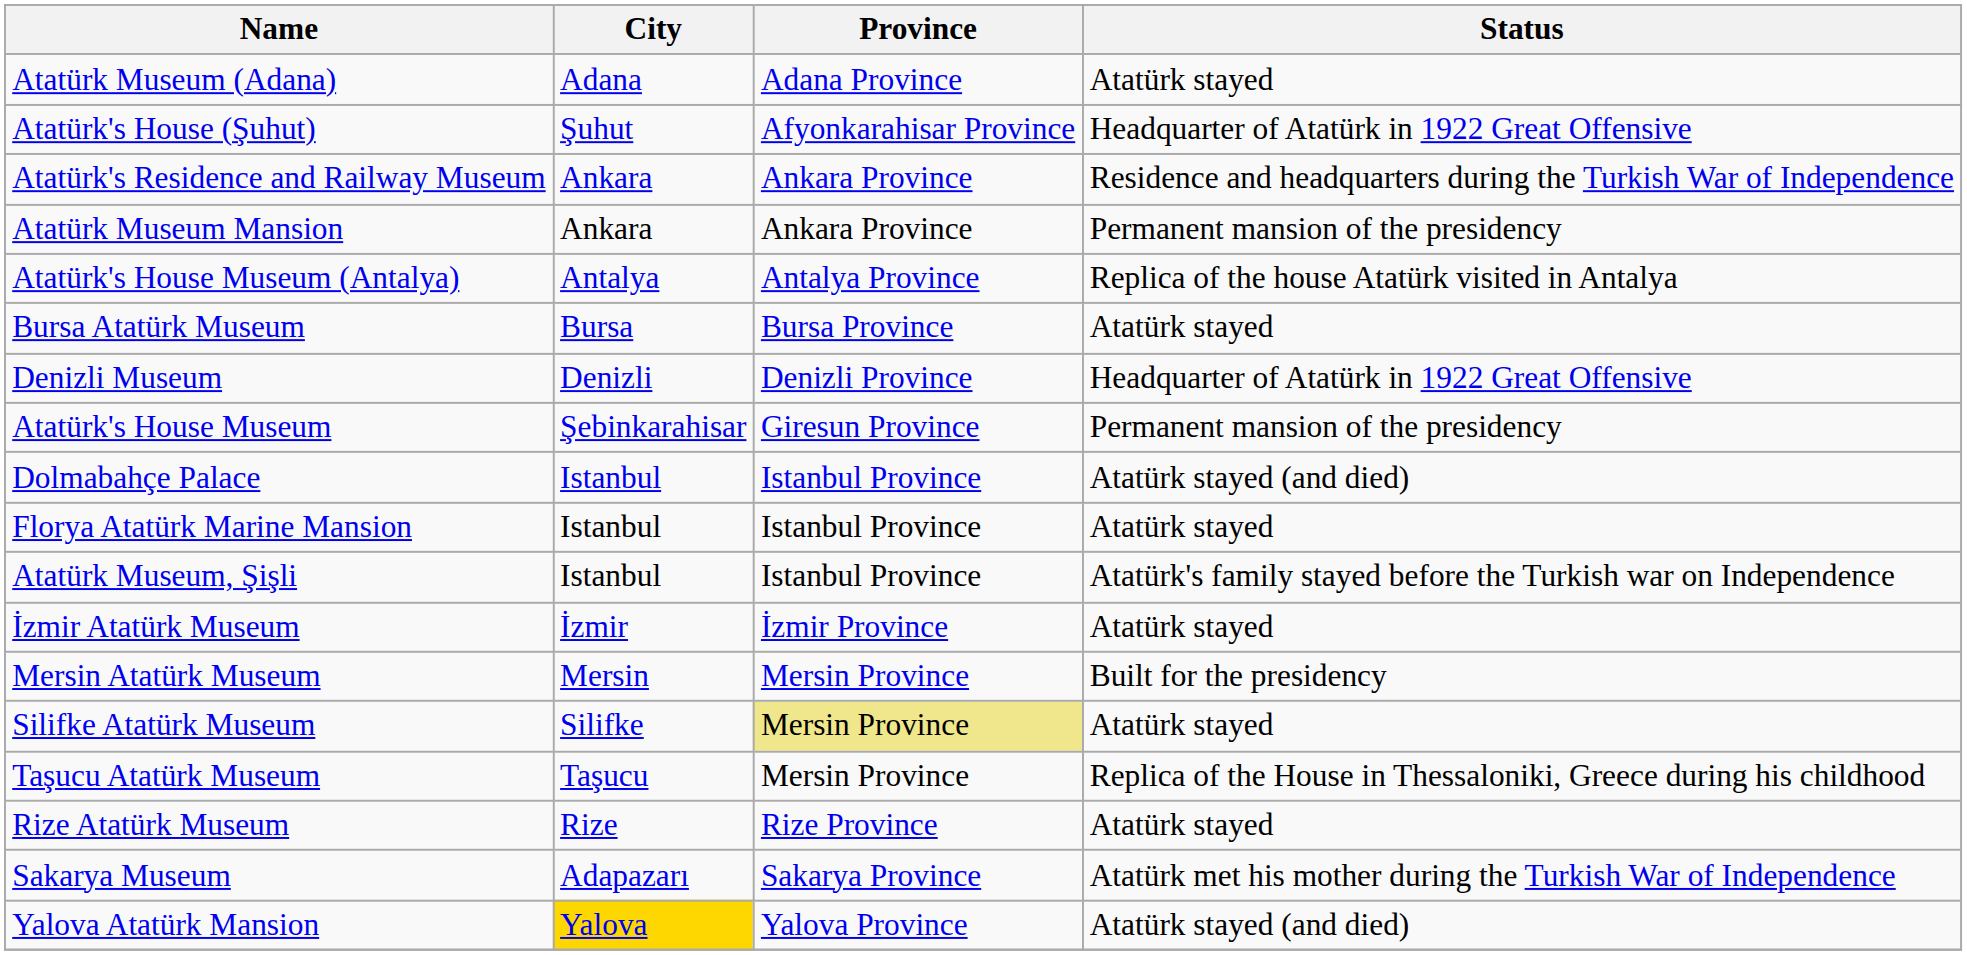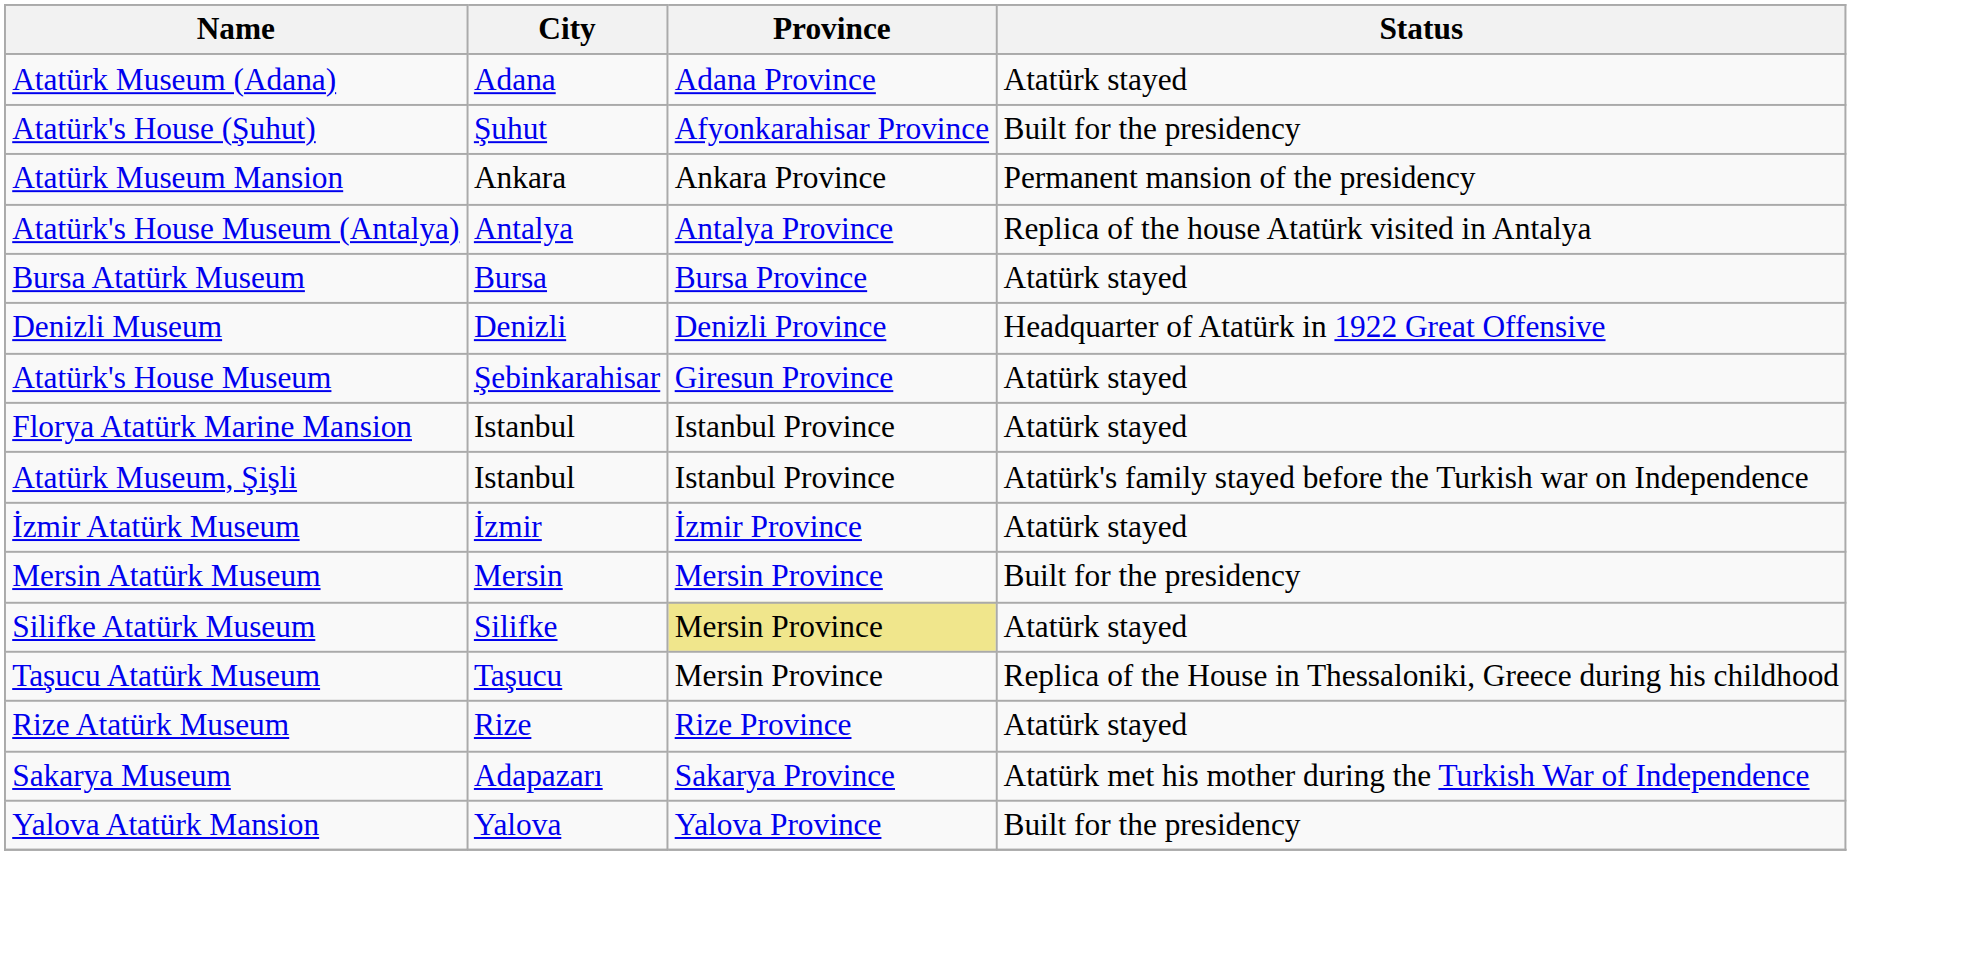(1391, 128) Headquarter of Atatürk in 1922 Great Offensive -> (1152, 128) Built for the presidency
- row: (279, 178)
(1326, 427) Permanent mansion of the presidency -> (1095, 377) Atatürk stayed
- row: (136, 476)
(604, 924) gold background -> (518, 825) no background
(1250, 924) Atatürk stayed (and died) -> (1152, 825) Built for the presidency
